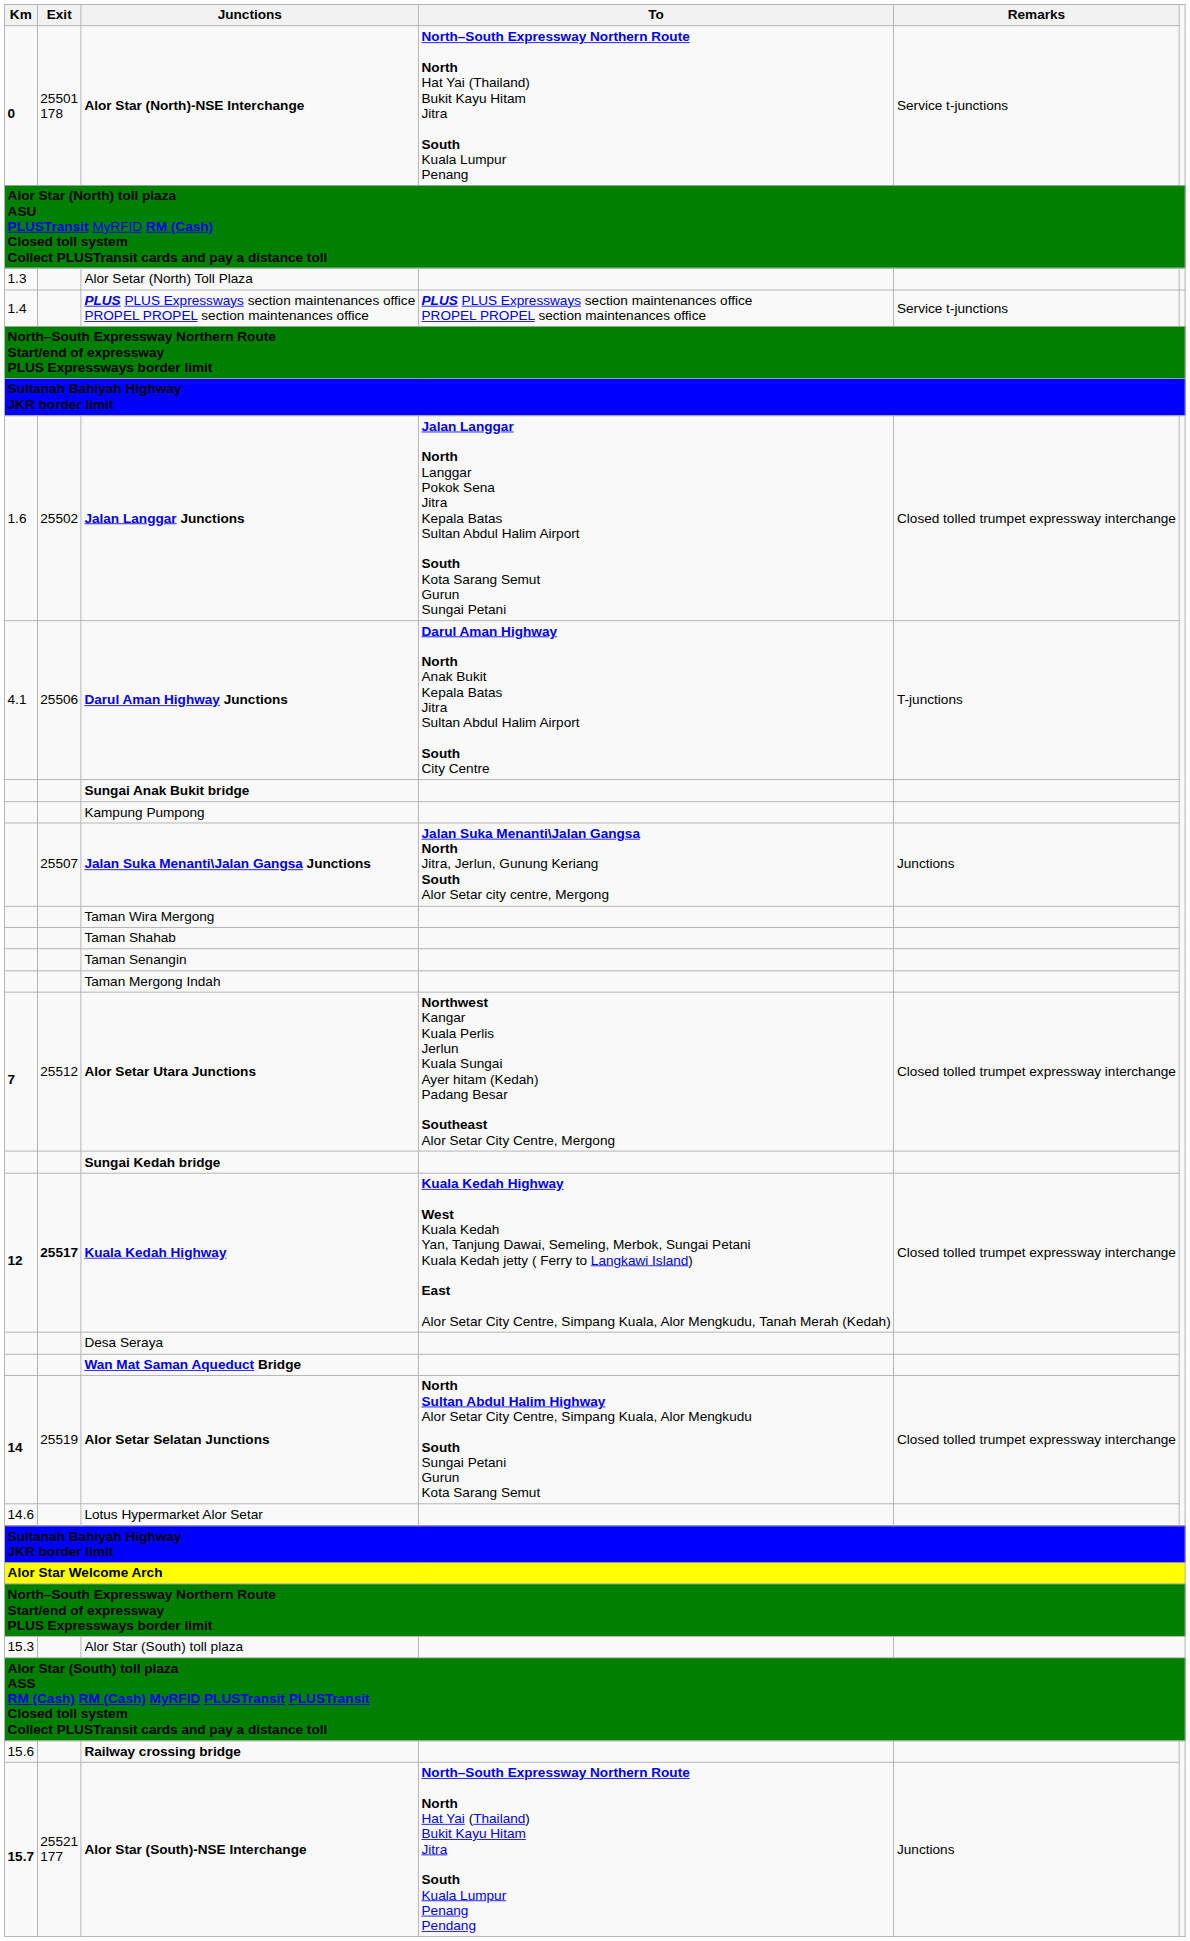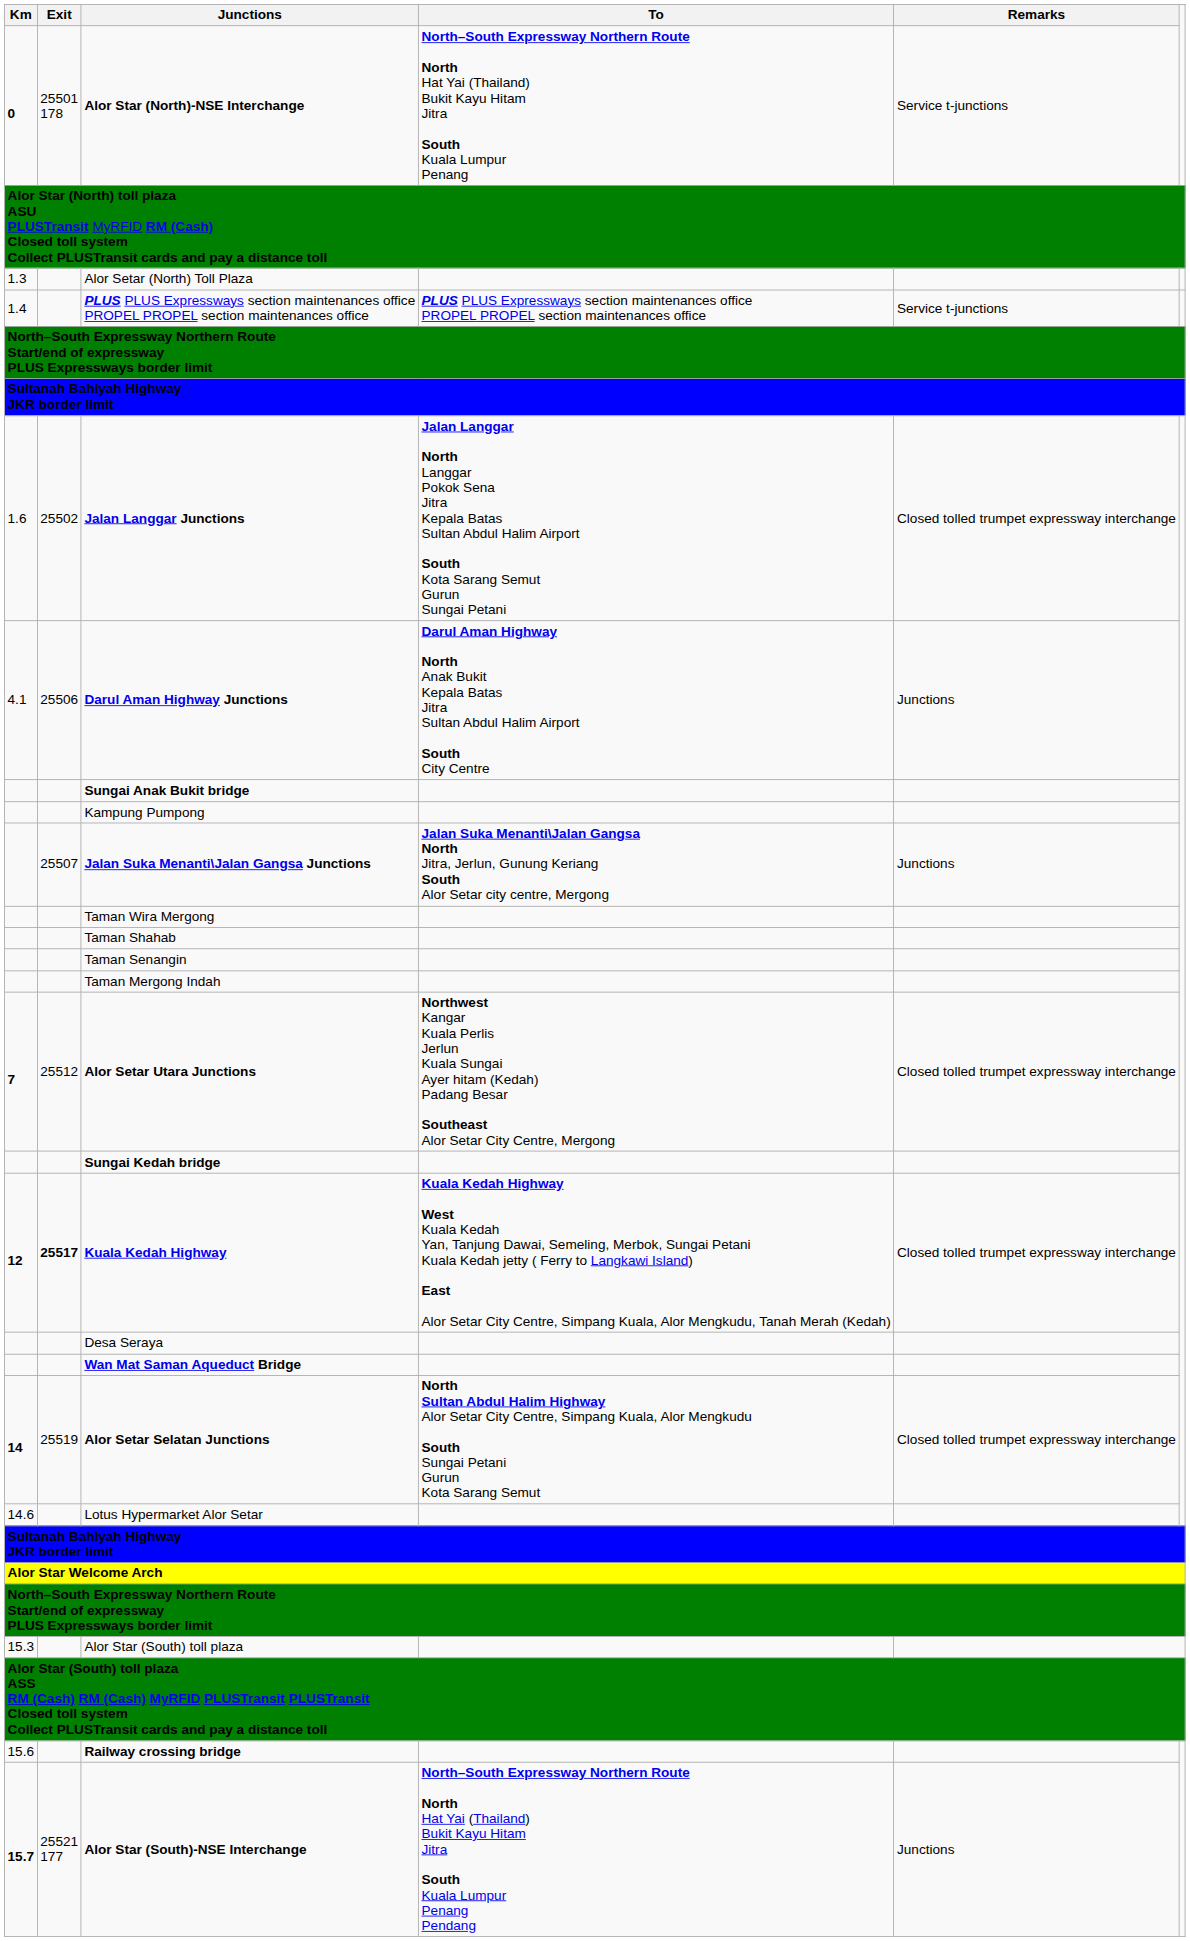(930, 700) T-junctions -> (926, 700) Junctions
